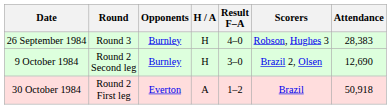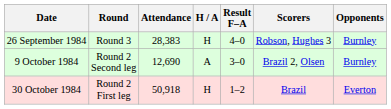columns swapped: (165, 18) <-> (359, 18)
(205, 62) H -> (207, 62) A
(205, 90) A -> (207, 90) H
